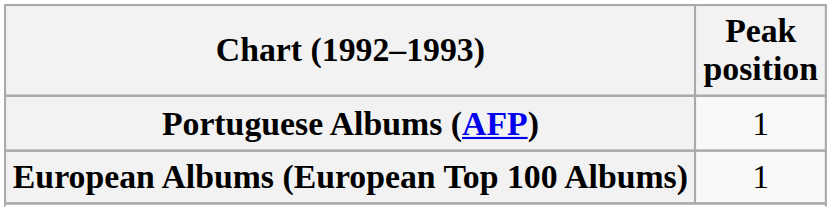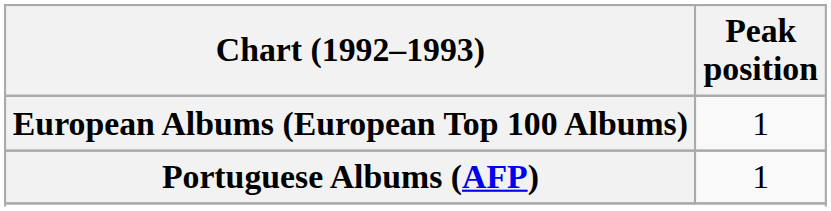rows swapped: (350, 176) <-> (350, 122)
